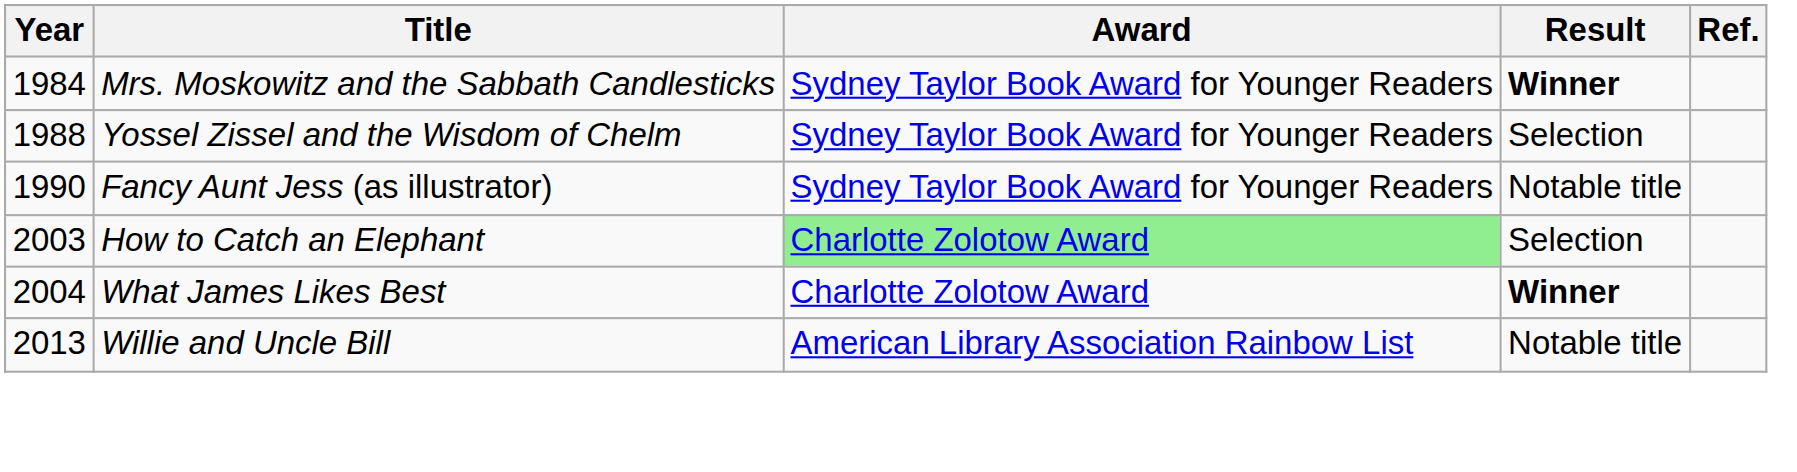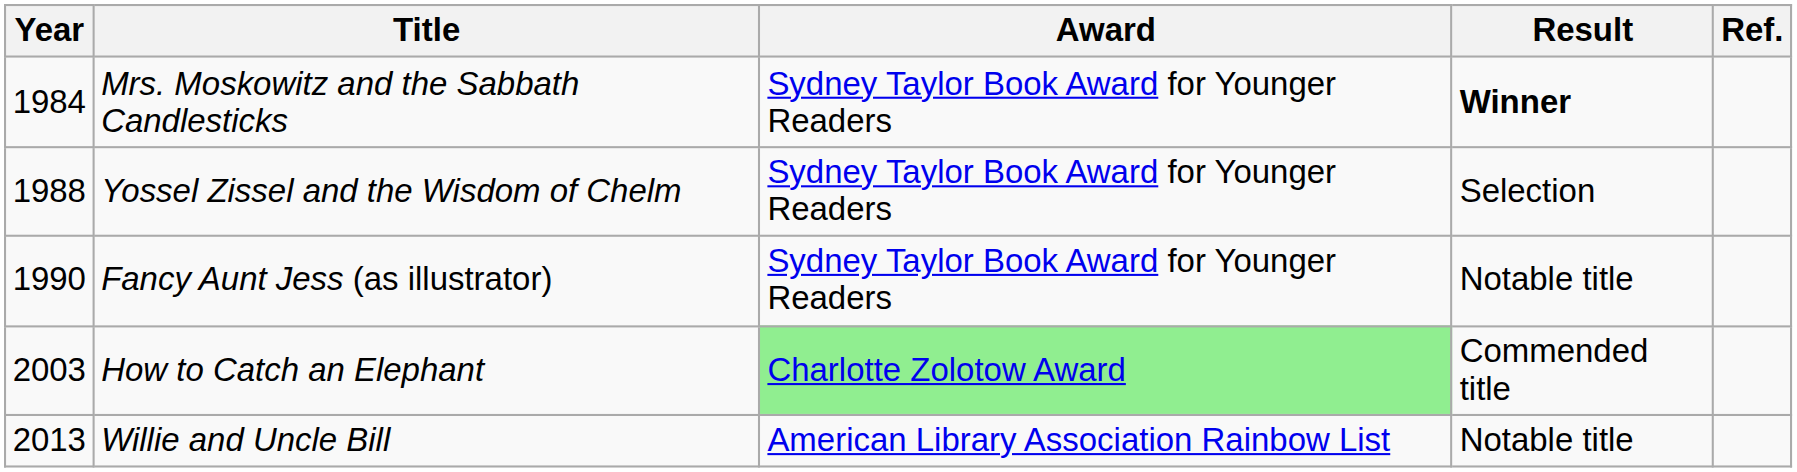(1576, 239) Selection -> (1554, 369) Commended title
- row: (273, 291)
